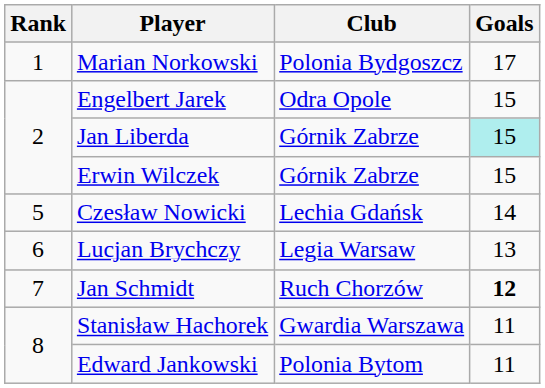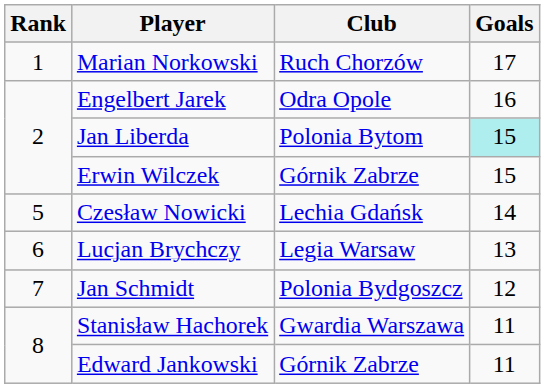(371, 61) Polonia Bydgoszcz -> (351, 61) Ruch Chorzów
(504, 99) 15 -> (504, 99) 16
(349, 136) Górnik Zabrze -> (351, 136) Polonia Bytom
(351, 288) Ruch Chorzów -> (371, 288) Polonia Bydgoszcz
(504, 288) bold -> (504, 288) normal
(351, 363) Polonia Bytom -> (349, 363) Górnik Zabrze
